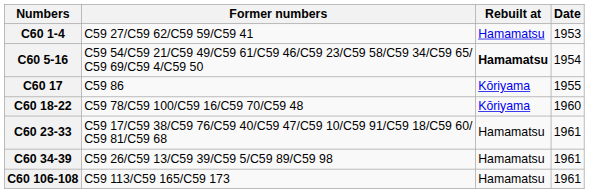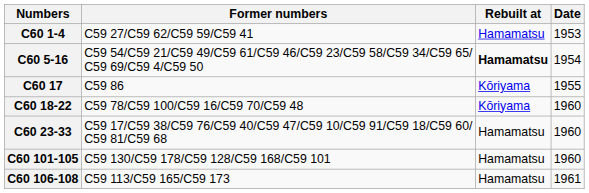(567, 132) 1961 -> (567, 132) 1960
- row: (43, 159)
+ row: (43, 159)
